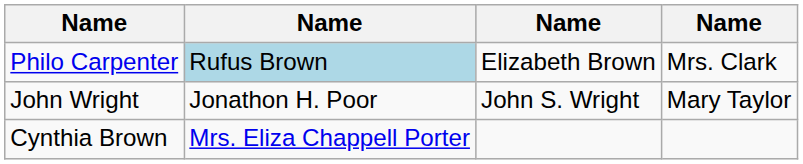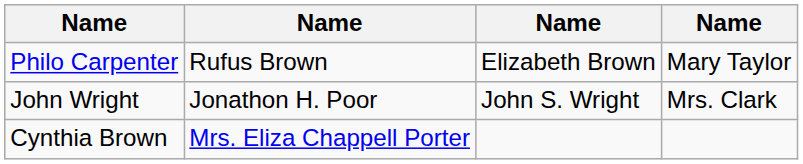(258, 61) lightblue background -> (258, 61) no background
(722, 61) Mrs. Clark -> (729, 61) Mary Taylor
(729, 100) Mary Taylor -> (722, 100) Mrs. Clark
